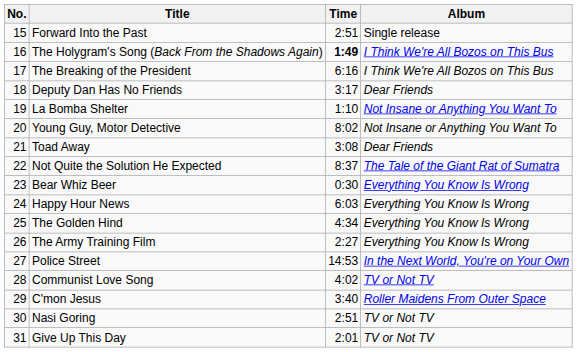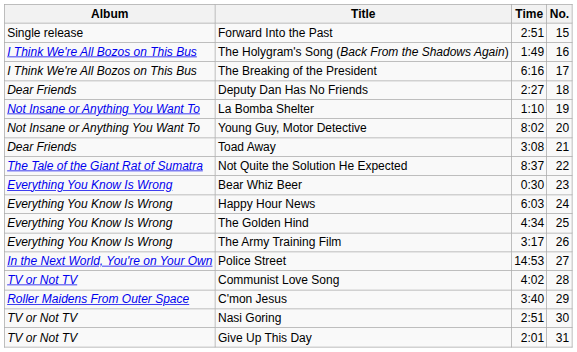columns swapped: (17, 14) <-> (466, 14)
(346, 52) bold -> (533, 52) normal
(347, 90) 3:17 -> (533, 90) 2:27
(347, 242) 2:27 -> (533, 242) 3:17
